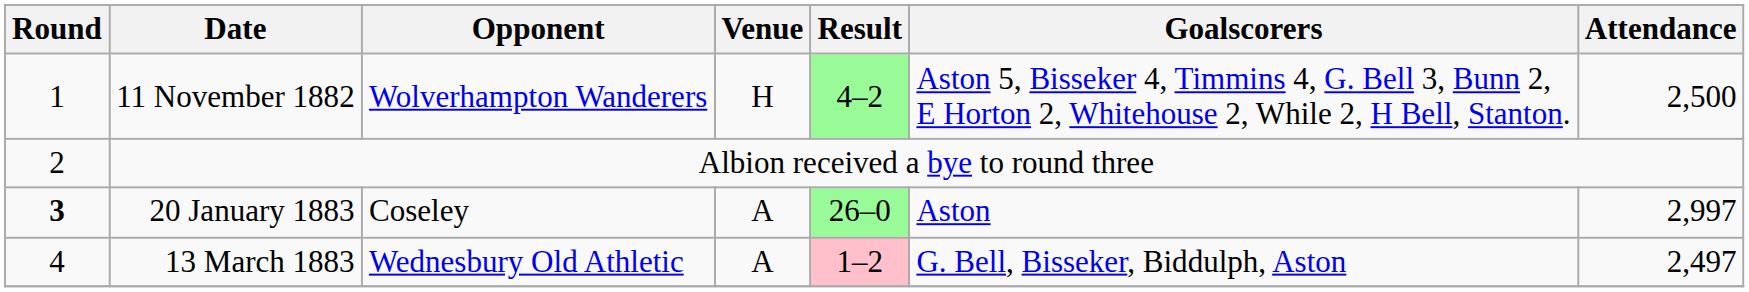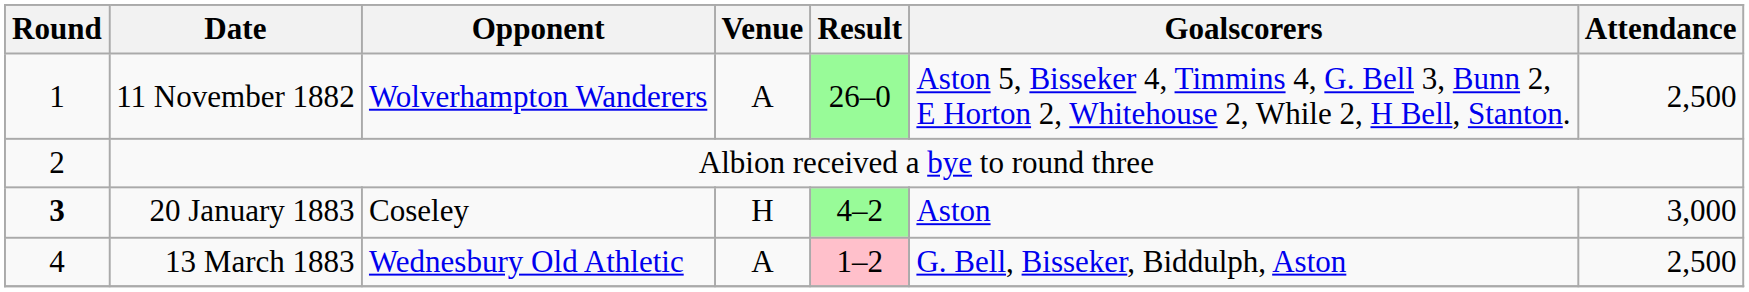(762, 95) H -> (762, 95) A
(860, 95) 4–2 -> (860, 95) 26–0
(762, 211) A -> (762, 211) H
(860, 211) 26–0 -> (860, 211) 4–2
(1702, 211) 2,997 -> (1702, 211) 3,000
(1702, 260) 2,497 -> (1702, 260) 2,500
